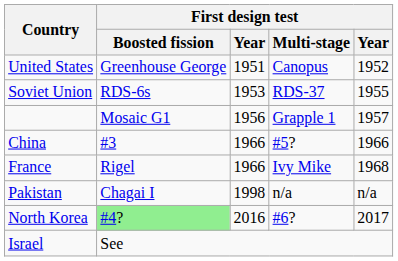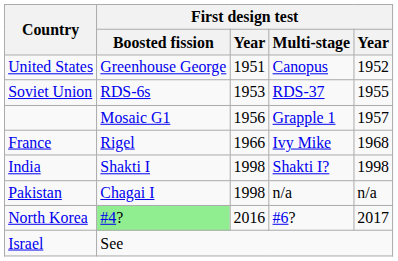- row: (27, 142)
+ row: (24, 167)
